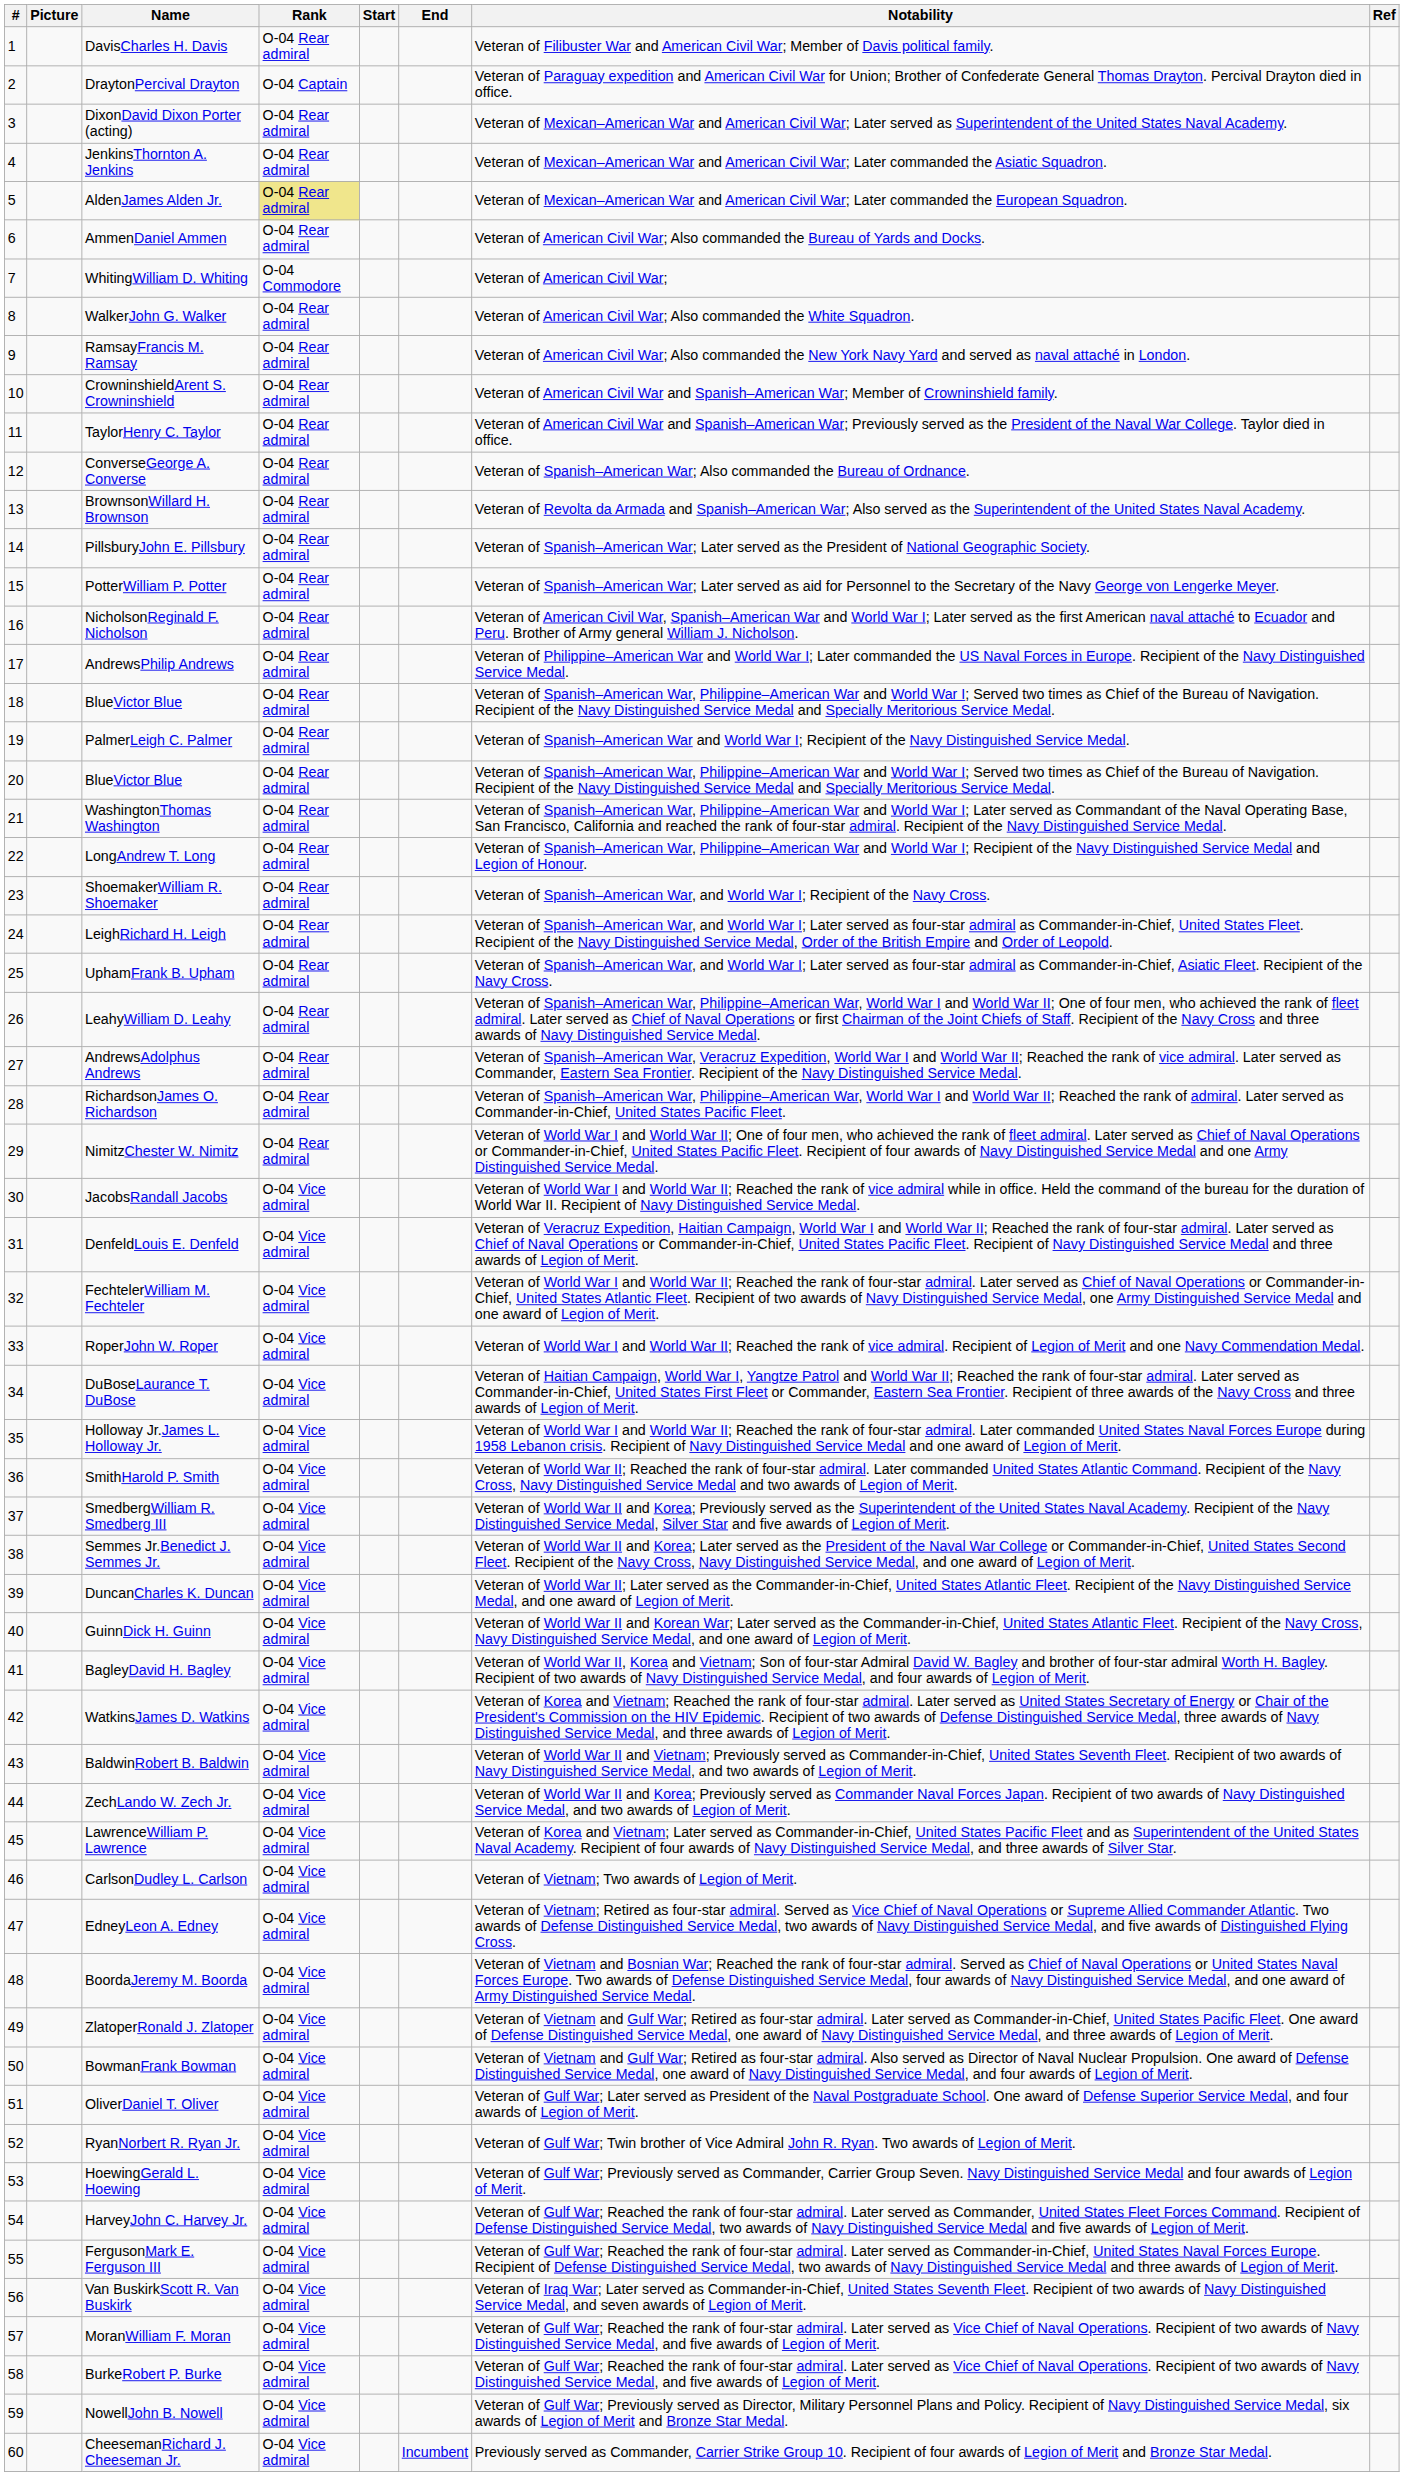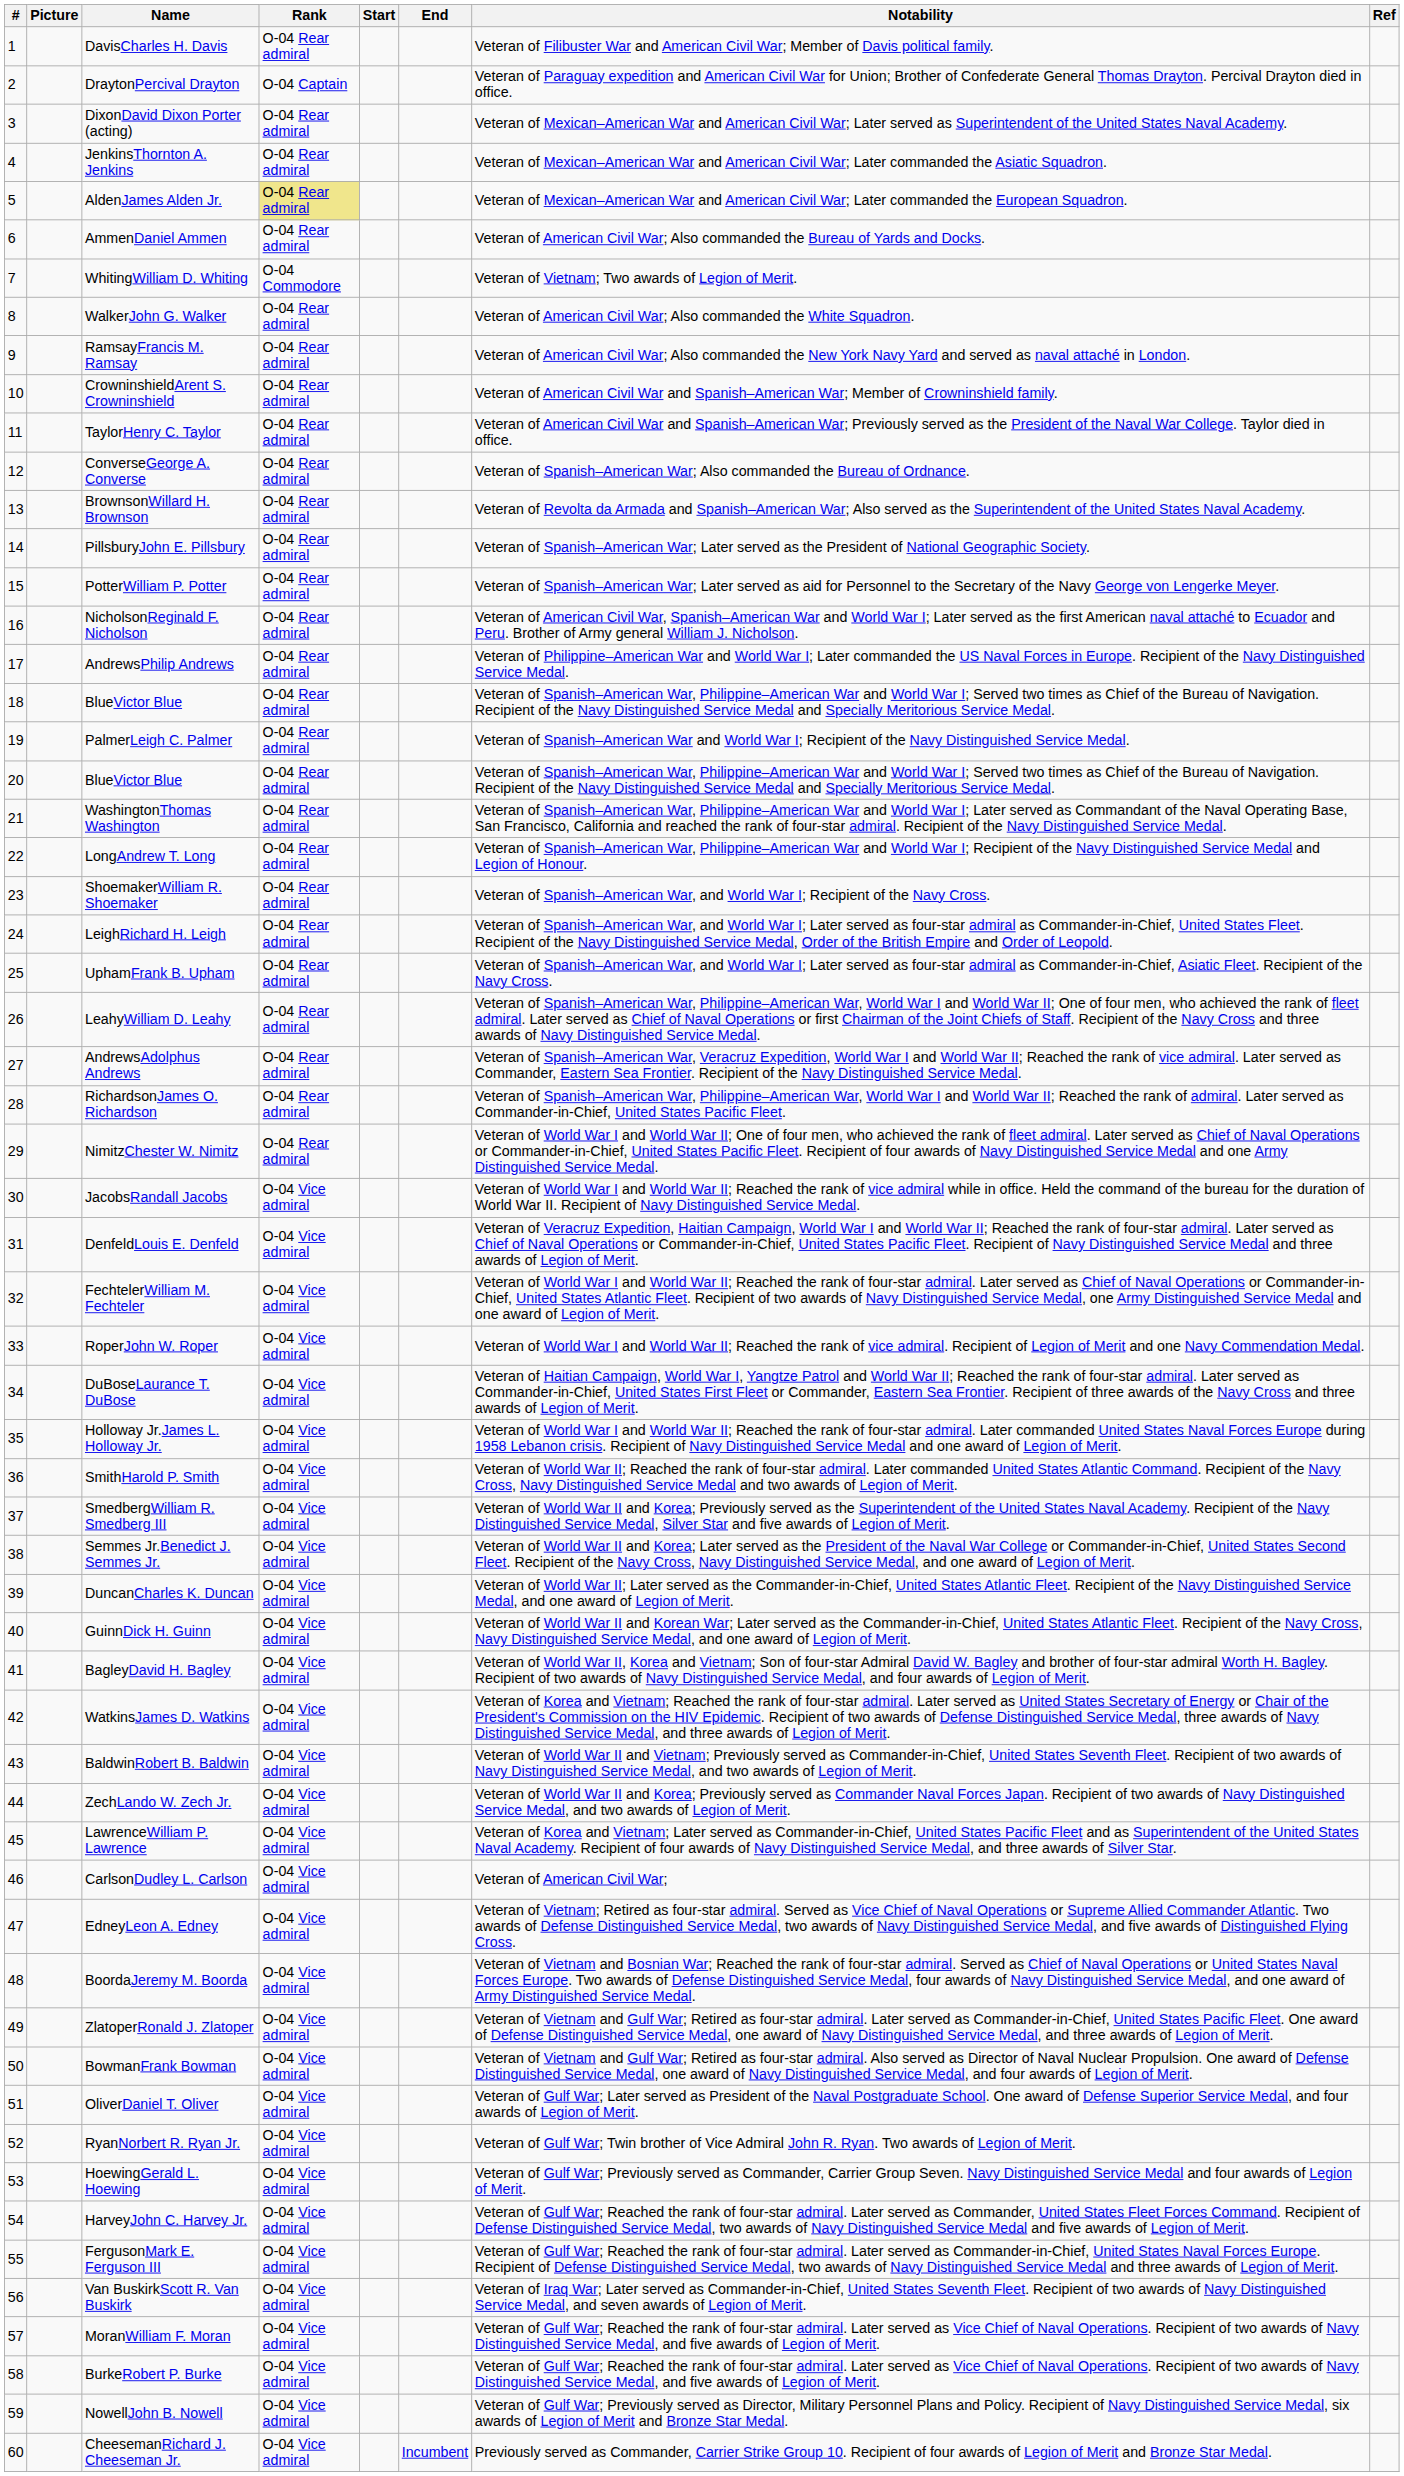(571, 278) Veteran of American Civil War; -> (636, 278) Veteran of Vietnam; Two awards of Legion of Merit.
(636, 1879) Veteran of Vietnam; Two awards of Legion of Merit. -> (571, 1879) Veteran of American Civil War;
